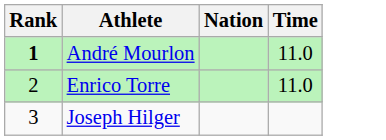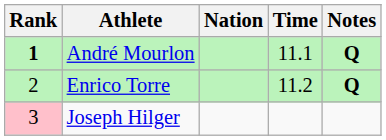+ column: (352, 20)
(295, 53) 11.0 -> (295, 53) 11.1
(295, 85) 11.0 -> (295, 85) 11.2
(33, 118) no background -> (33, 118) pink background
